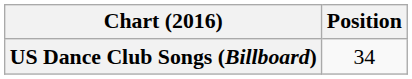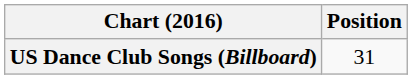(364, 56) 34 -> (364, 56) 31
